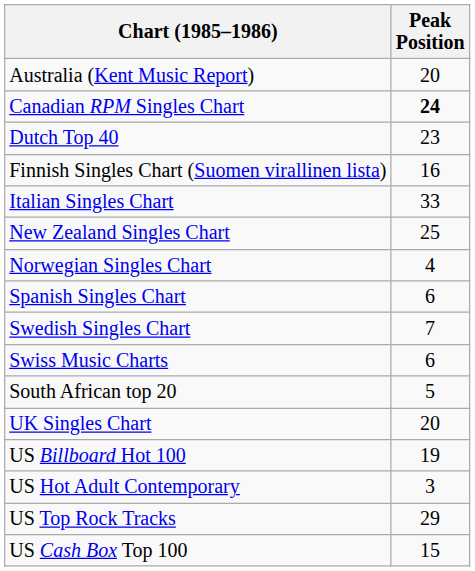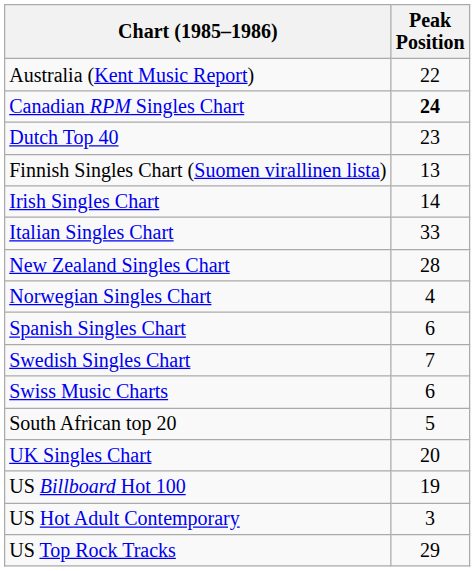(430, 74) 20 -> (430, 74) 22
(430, 169) 16 -> (430, 169) 13
+ row: (84, 201)
(430, 233) 25 -> (430, 264) 28
- row: (98, 550)
